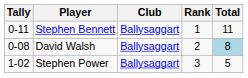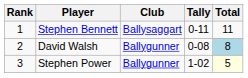columns swapped: (197, 13) <-> (19, 13)
(150, 47) Ballysaggart -> (151, 47) Ballygunner
(150, 64) Ballysaggart -> (151, 64) Ballygunner
(228, 64) no background -> (228, 64) lightyellow background
